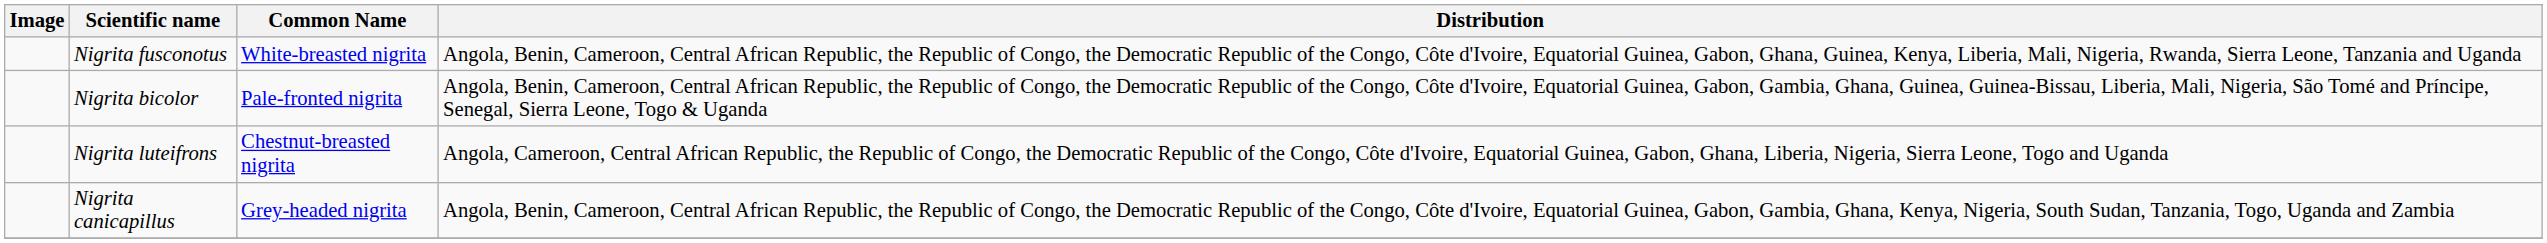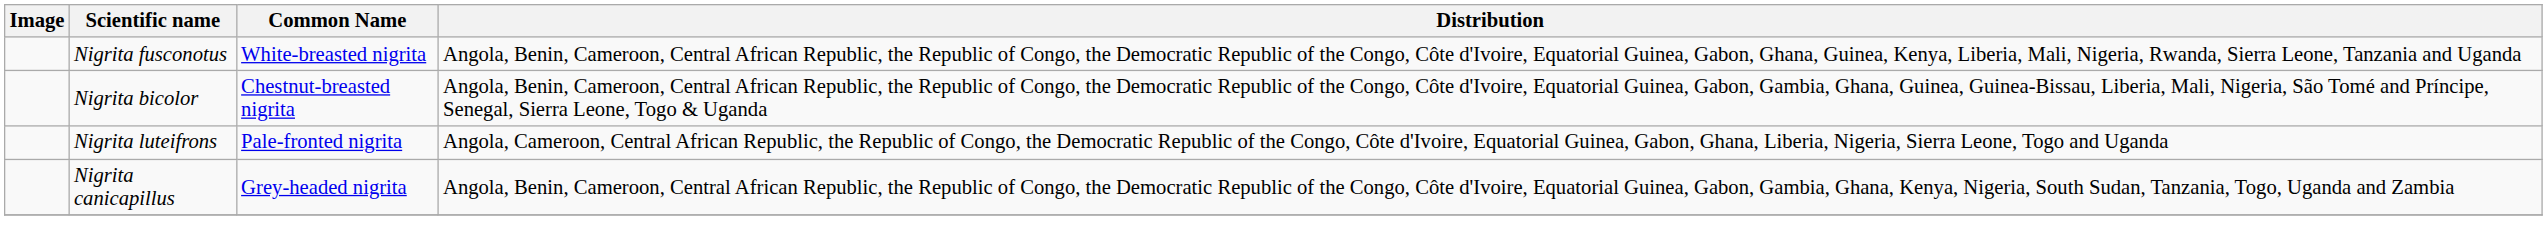(322, 97) Pale-fronted nigrita -> (316, 97) Chestnut-breasted nigrita
(316, 153) Chestnut-breasted nigrita -> (322, 142) Pale-fronted nigrita
